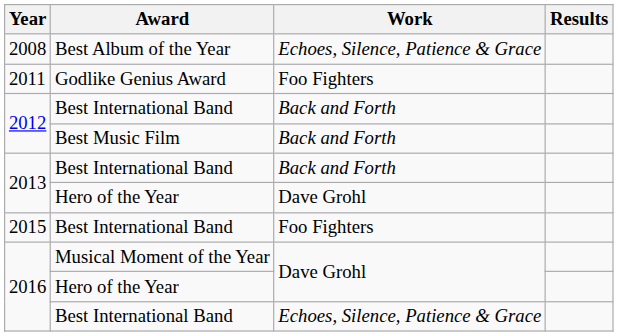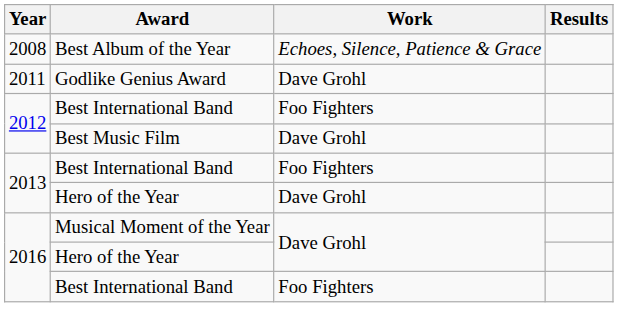(326, 78) Foo Fighters -> (322, 78) Dave Grohl
(337, 108) Back and Forth -> (326, 108) Foo Fighters
(337, 138) Back and Forth -> (322, 138) Dave Grohl
(337, 167) Back and Forth -> (326, 167) Foo Fighters
- row: (28, 227)
(410, 316) Echoes, Silence, Patience & Grace -> (326, 286) Foo Fighters
